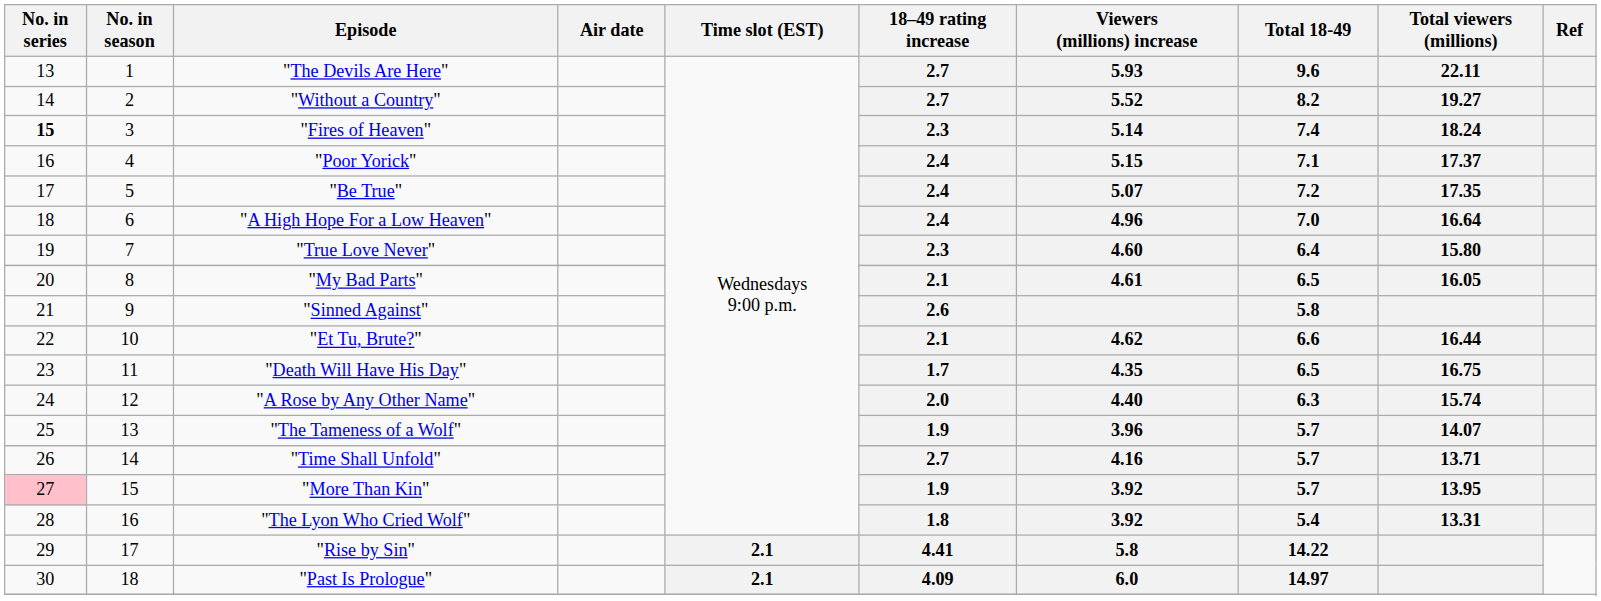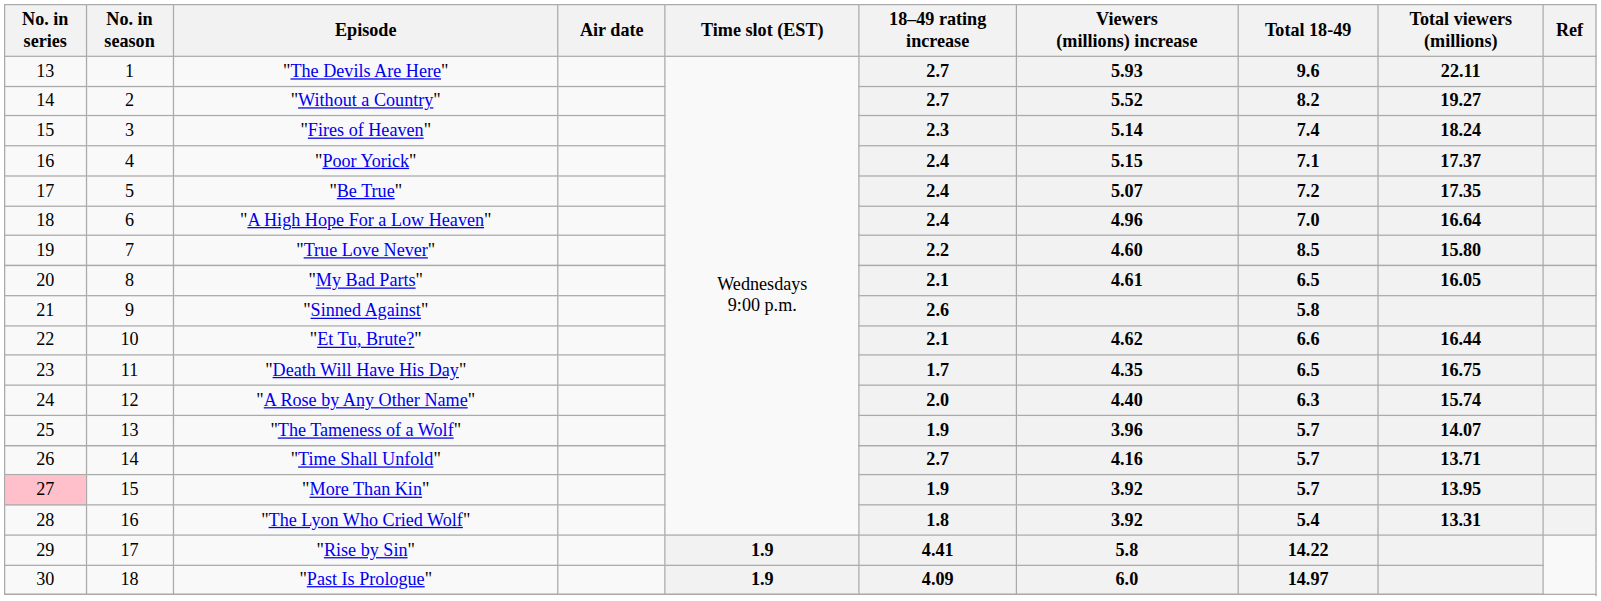(45, 131) bold -> (45, 131) normal
(938, 250) 2.3 -> (938, 250) 2.2
(1308, 250) 6.4 -> (1308, 250) 8.5
(762, 549) 2.1 -> (762, 549) 1.9
(762, 579) 2.1 -> (762, 579) 1.9
